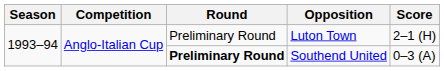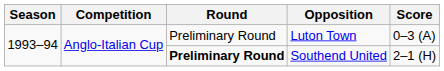(415, 35) 2–1 (H) -> (414, 35) 0–3 (A)
(414, 55) 0–3 (A) -> (415, 55) 2–1 (H)
